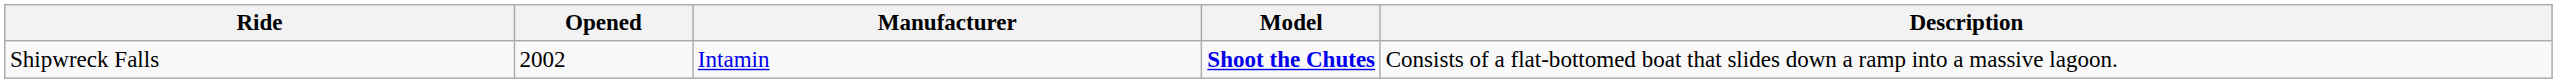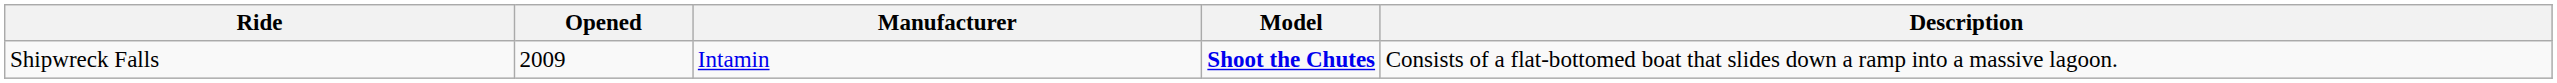(543, 59) 2002 -> (543, 59) 2009
